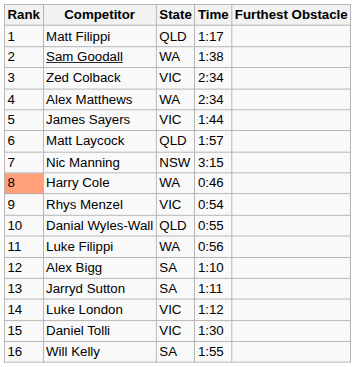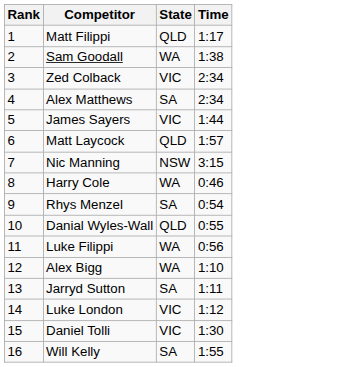- column: (291, 15)
(170, 99) WA -> (168, 99) SA
(11, 183) lightsalmon background -> (11, 183) no background
(170, 204) VIC -> (168, 204) SA
(168, 267) SA -> (170, 267) WA
